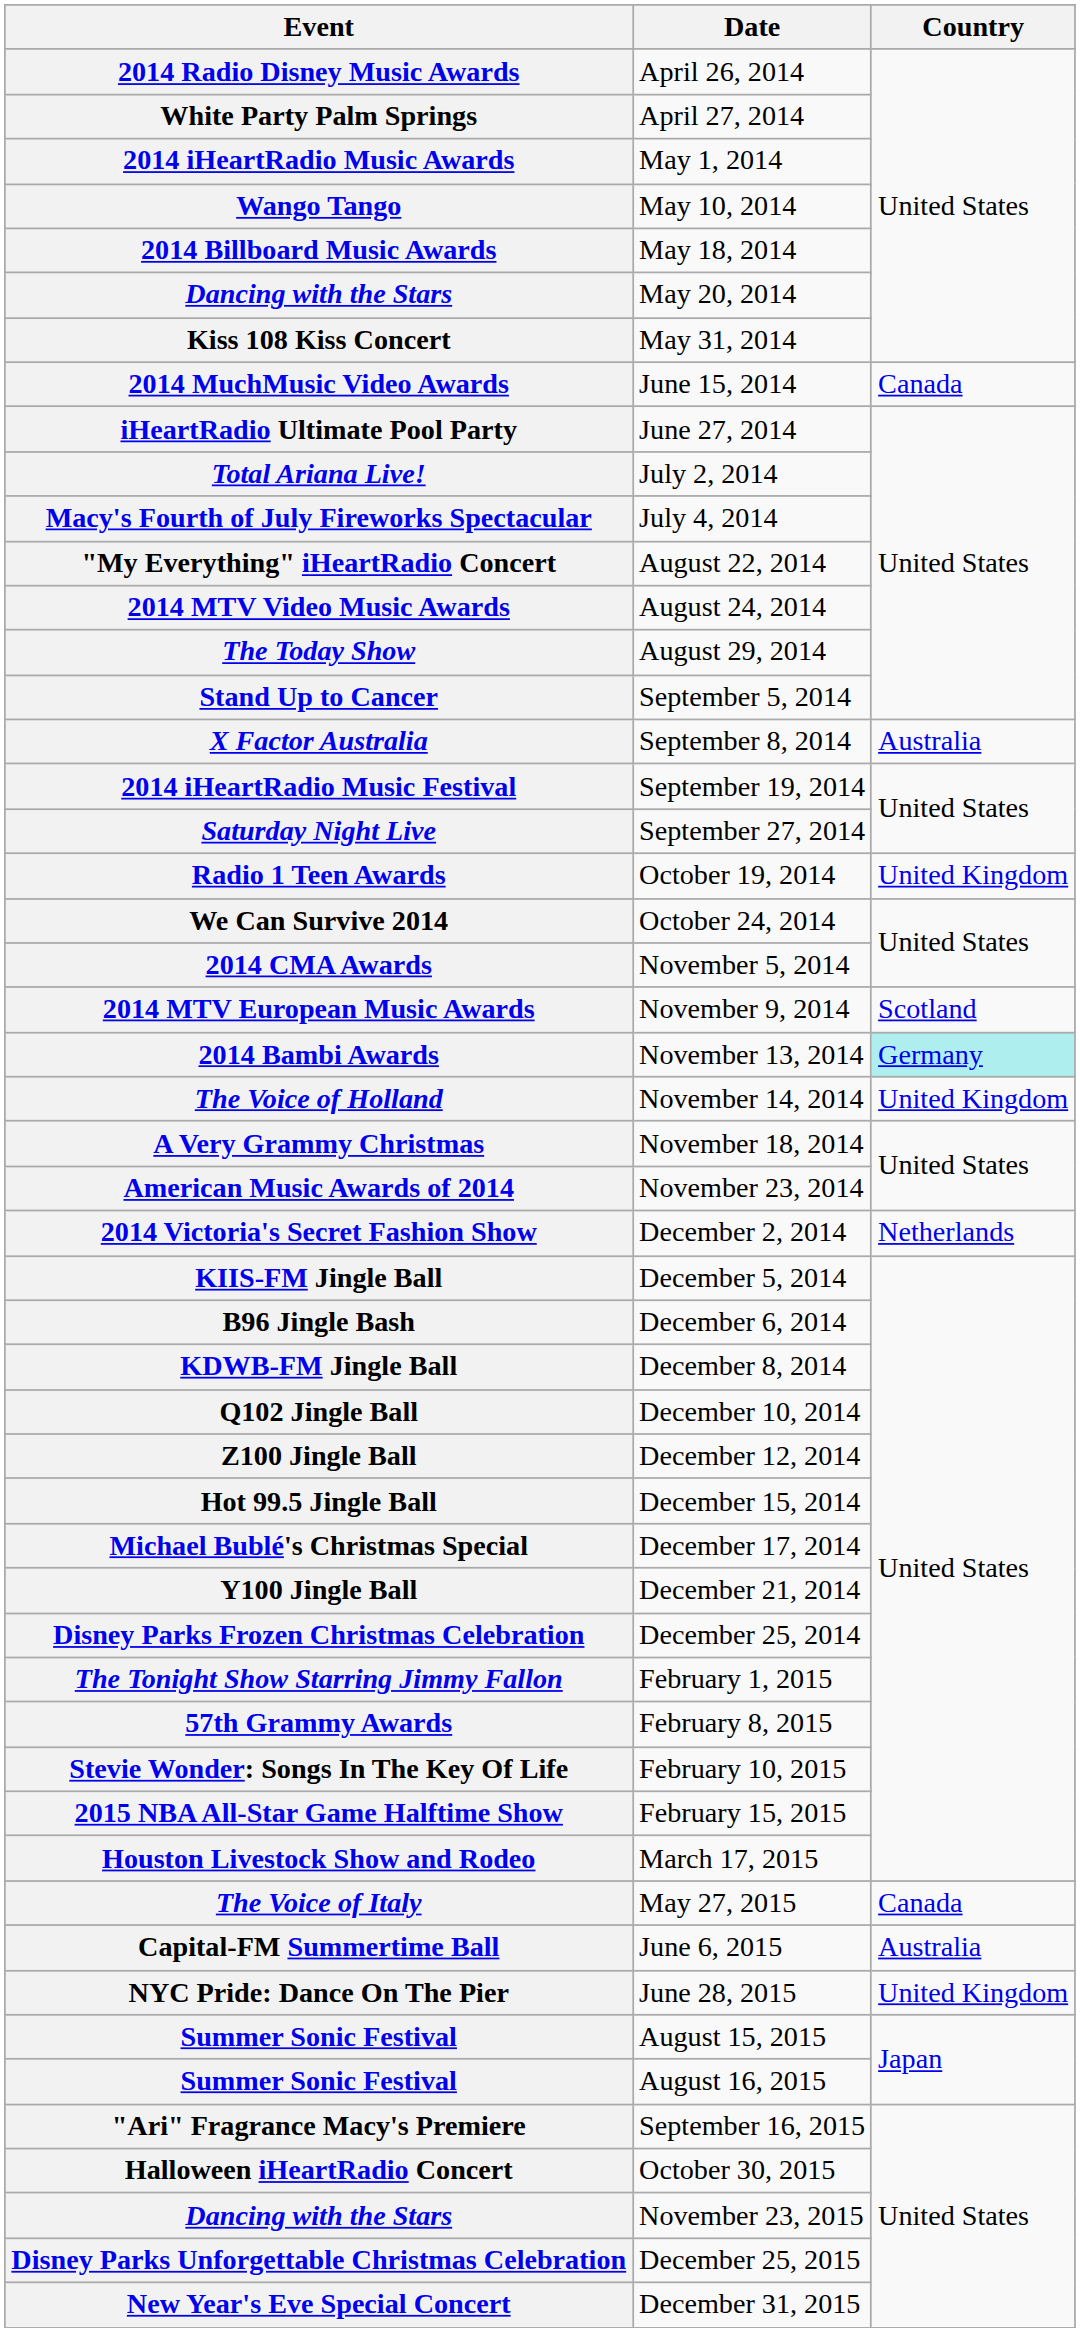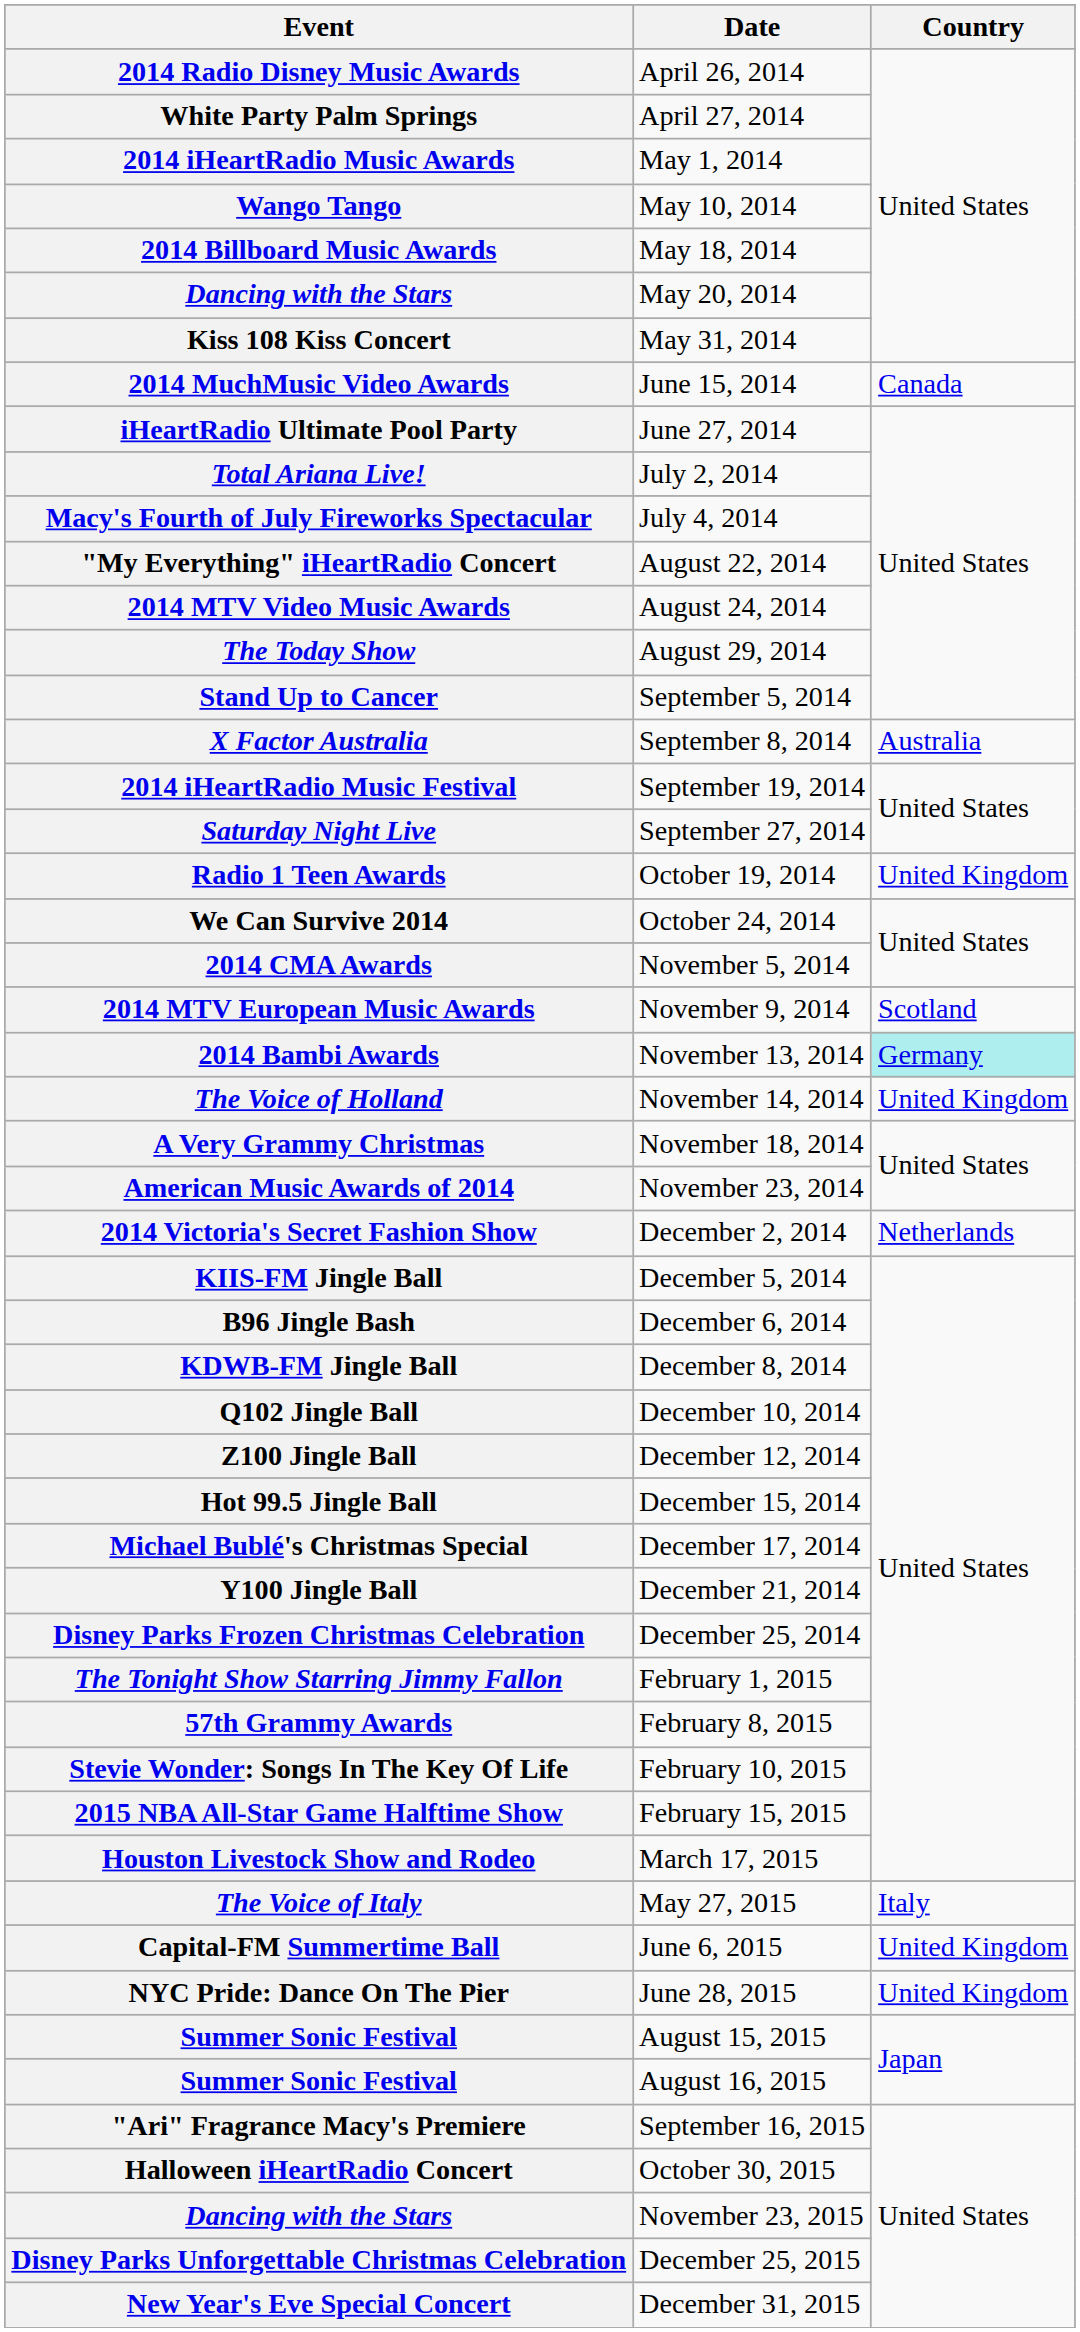(920, 1902) Canada -> (904, 1902) Italy
(930, 1947) Australia -> (973, 1947) United Kingdom
